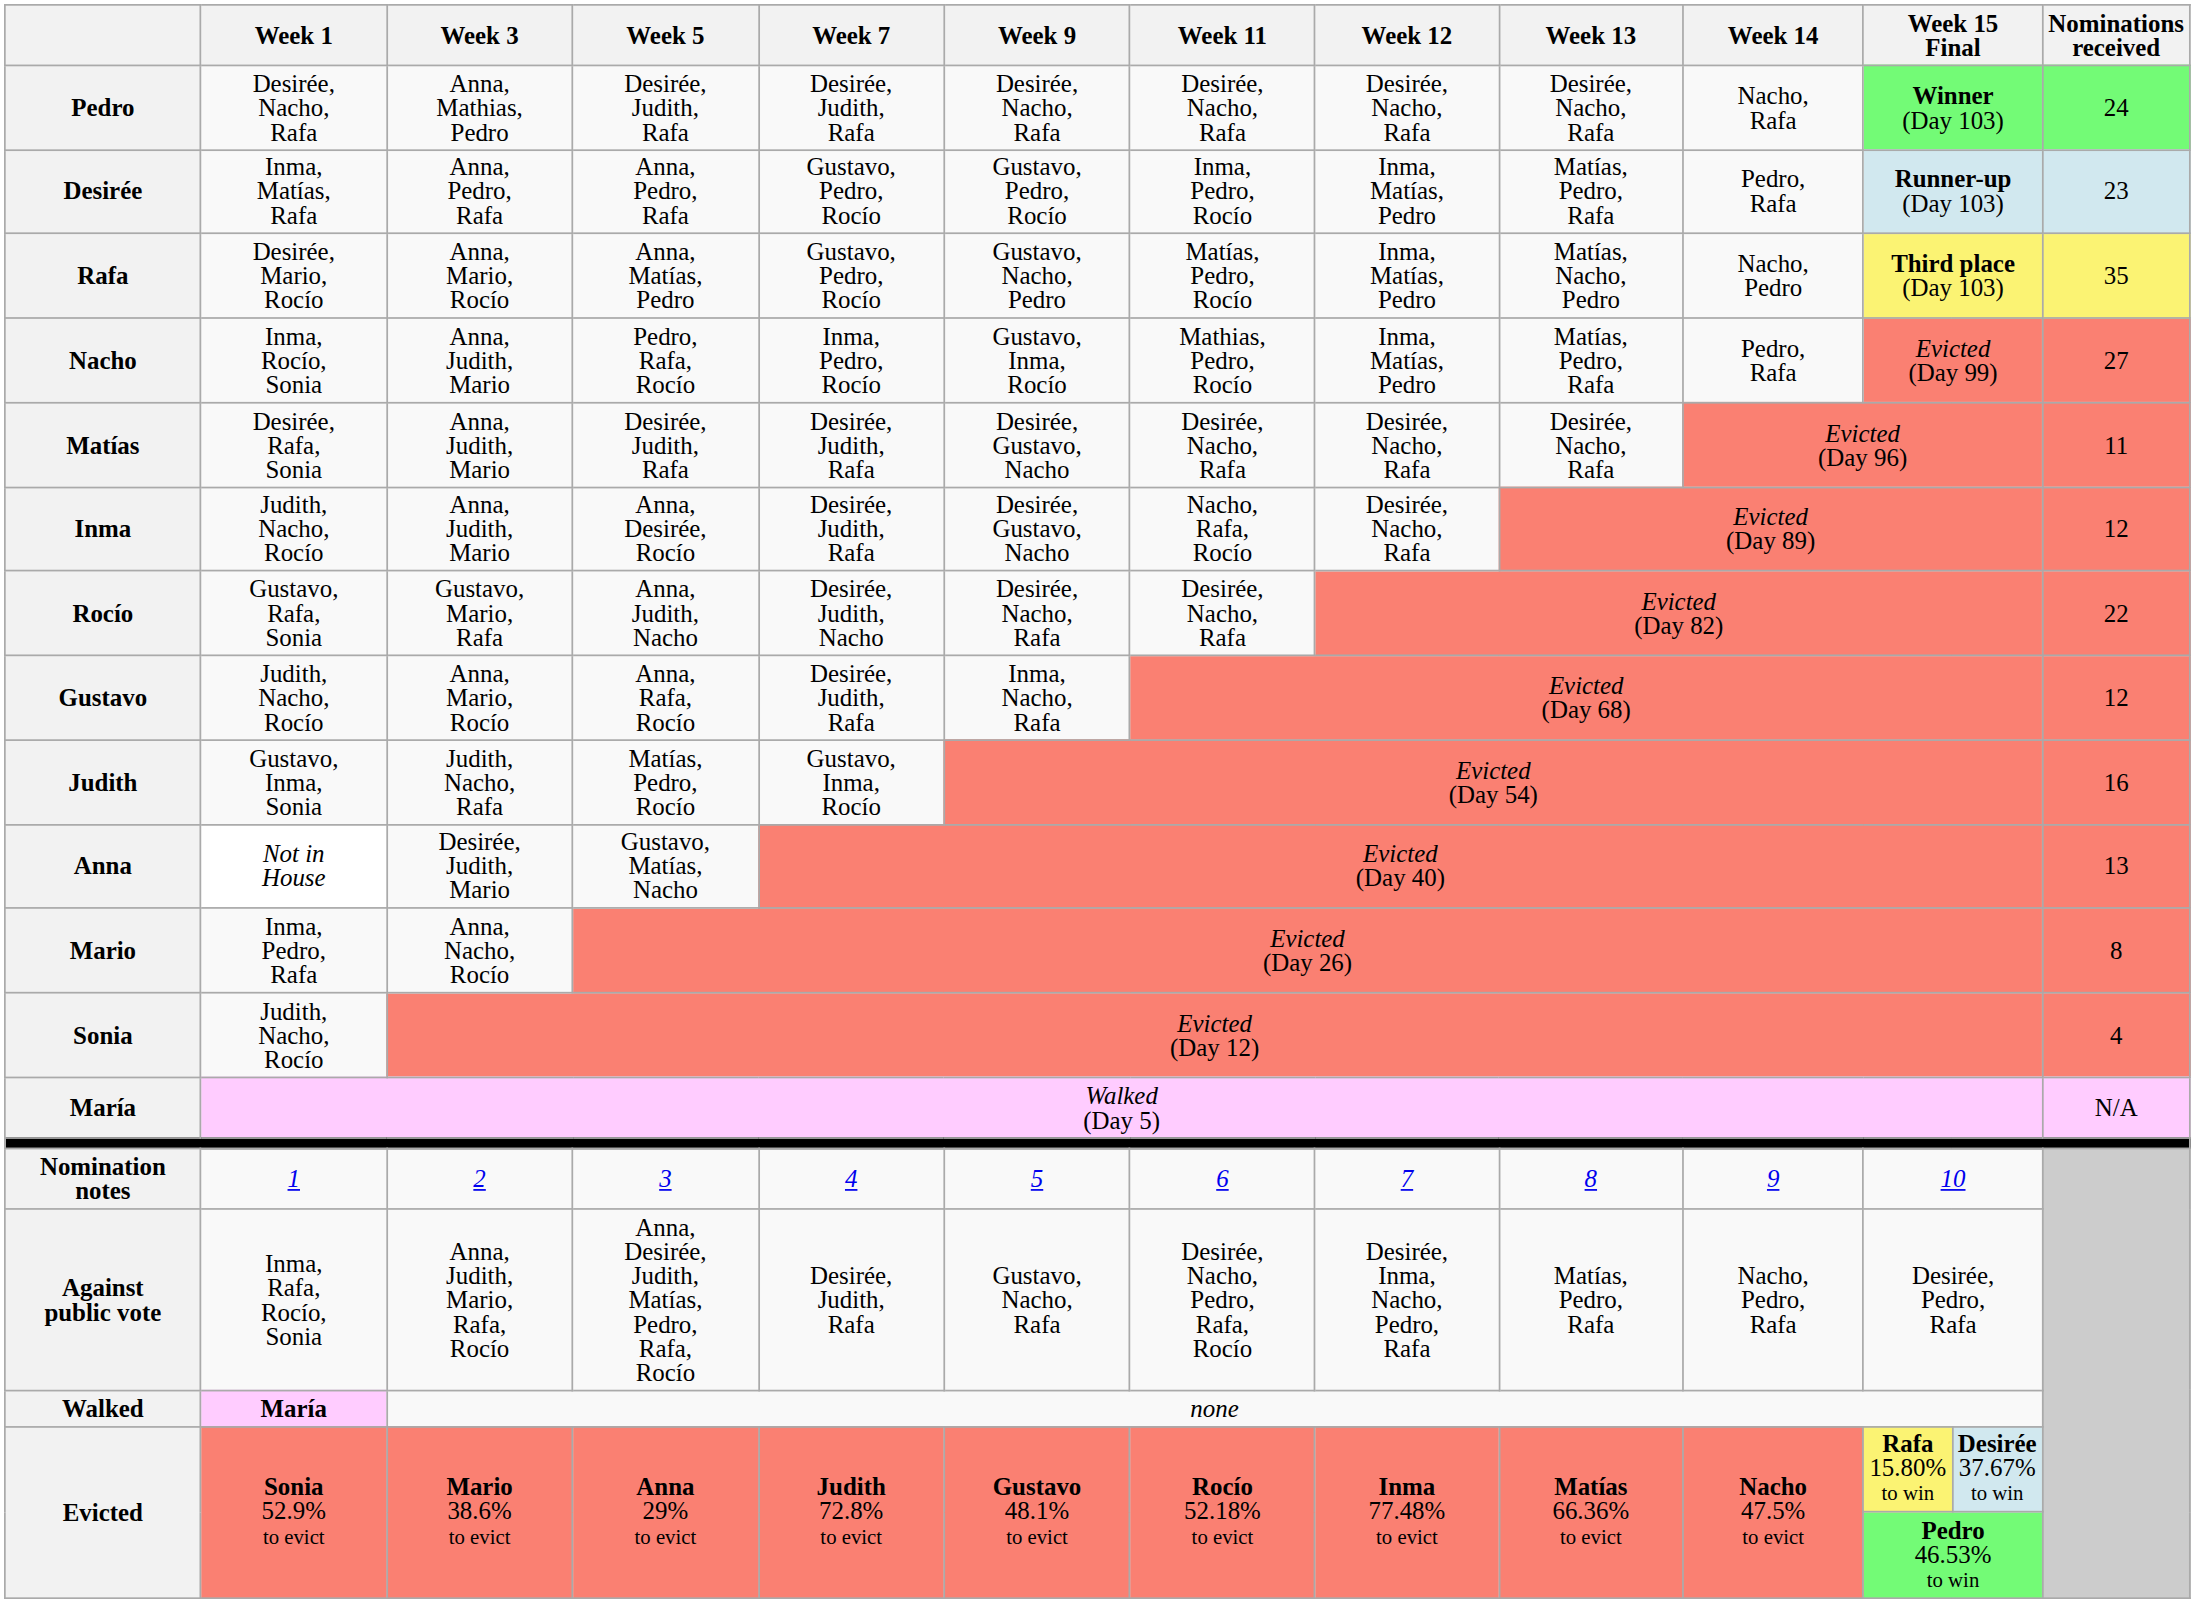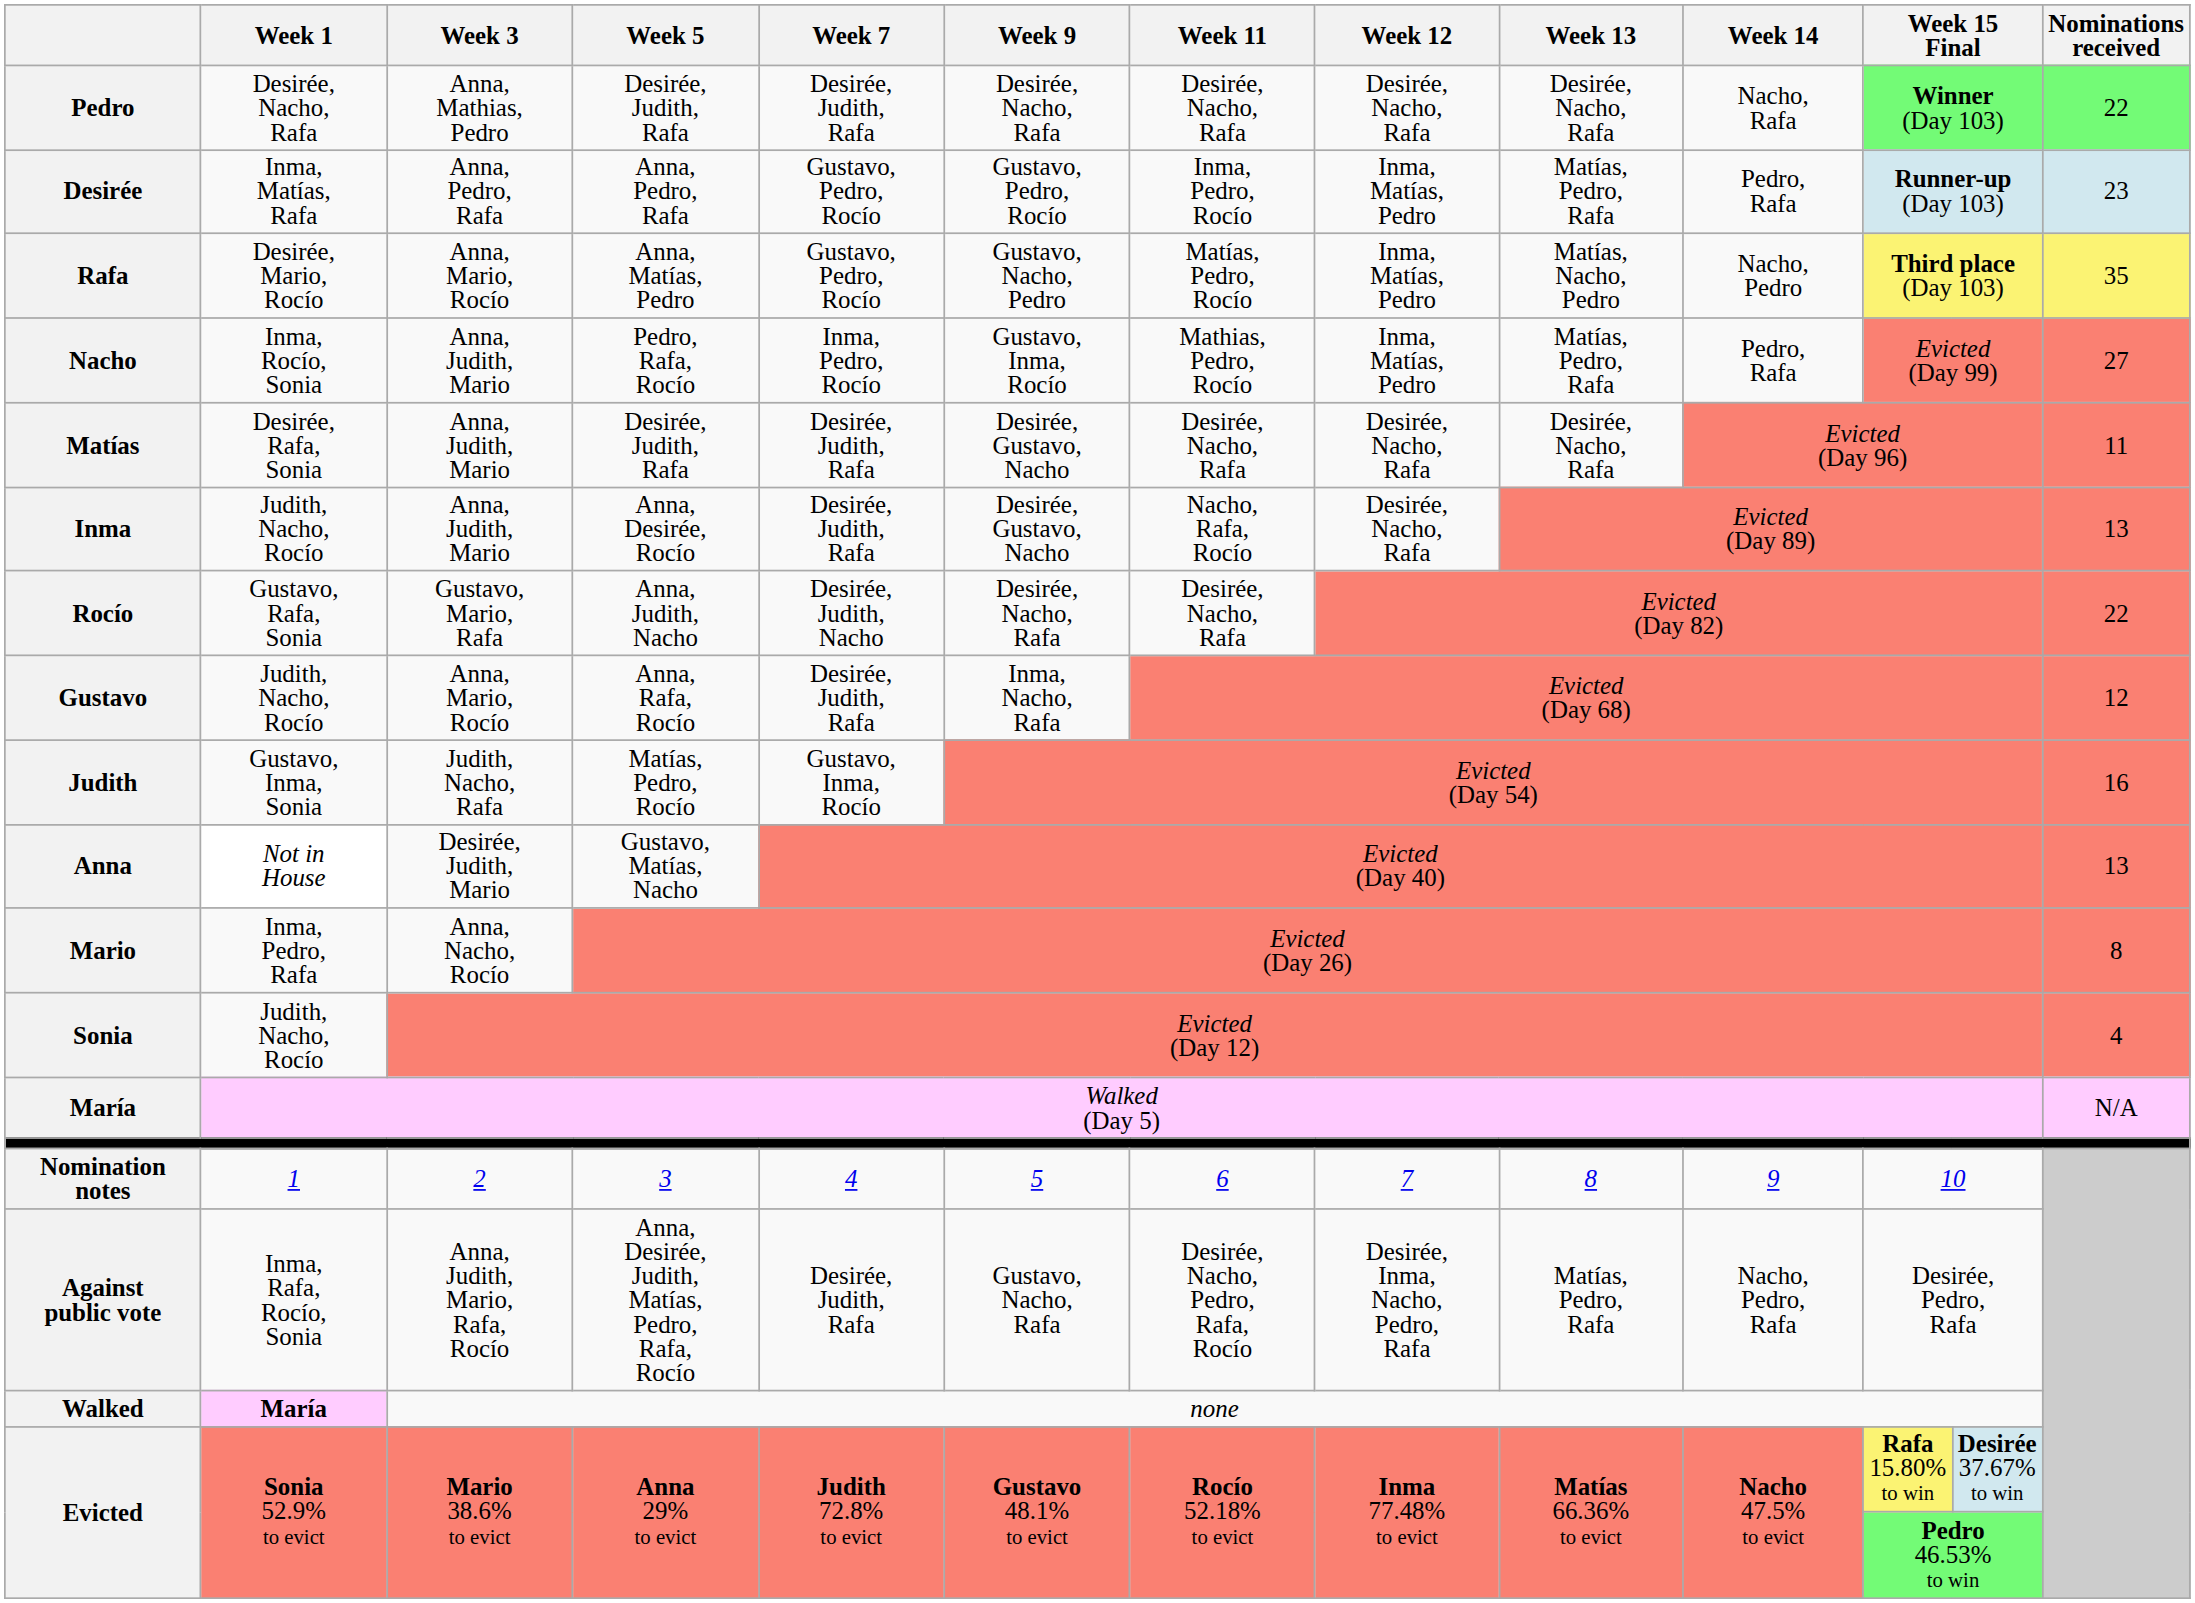(2116, 108) 24 -> (2116, 108) 22
(2116, 529) 12 -> (2116, 529) 13
